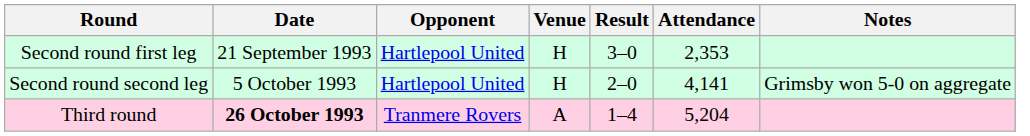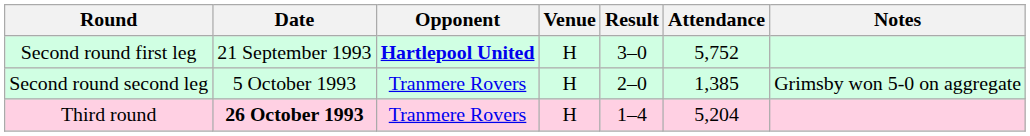(453, 51) normal -> (458, 51) bold
(707, 51) 2,353 -> (717, 51) 5,752
(453, 83) Hartlepool United -> (458, 83) Tranmere Rovers
(707, 83) 4,141 -> (717, 83) 1,385
(560, 114) A -> (570, 114) H
